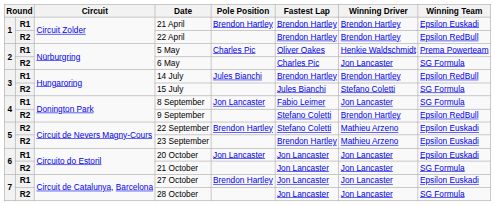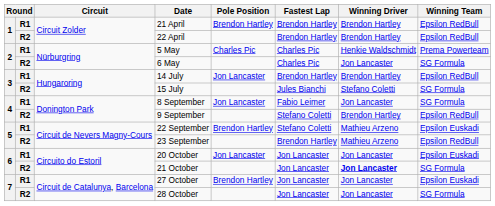(449, 24) Epsilon Euskadi -> (449, 24) Epsilon RedBull
(301, 50) Oliver Oakes -> (298, 50) Charles Pic
(237, 76) Jules Bianchi -> (239, 76) Jon Lancaster
(25, 128) R2 -> (25, 128) R1
(449, 141) Epsilon Euskadi -> (449, 141) Epsilon RedBull
(367, 167) normal -> (369, 167) bold
